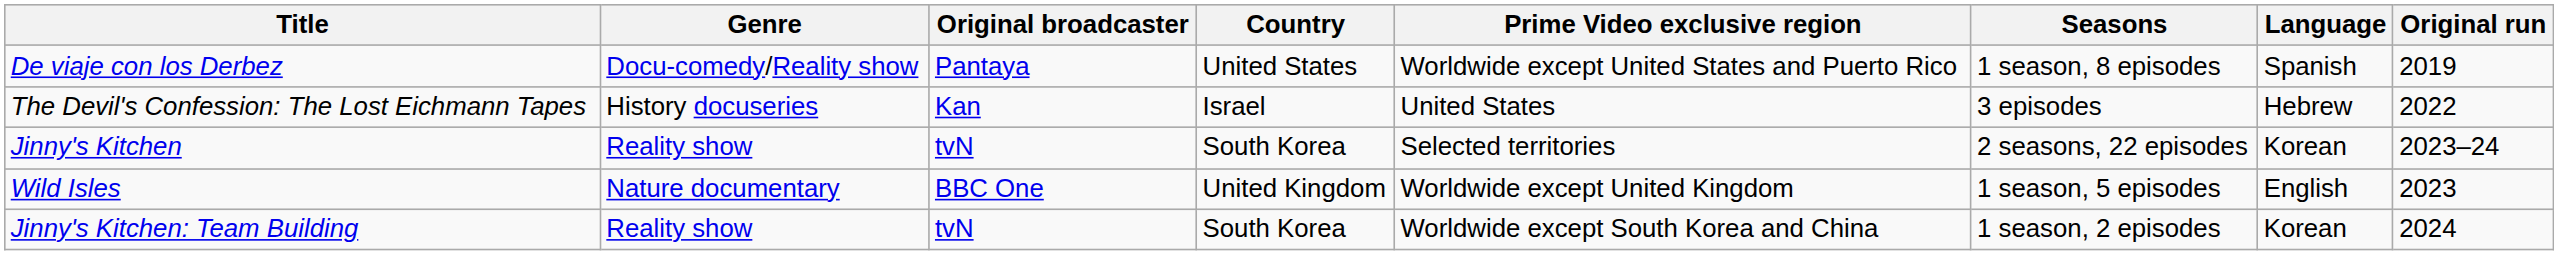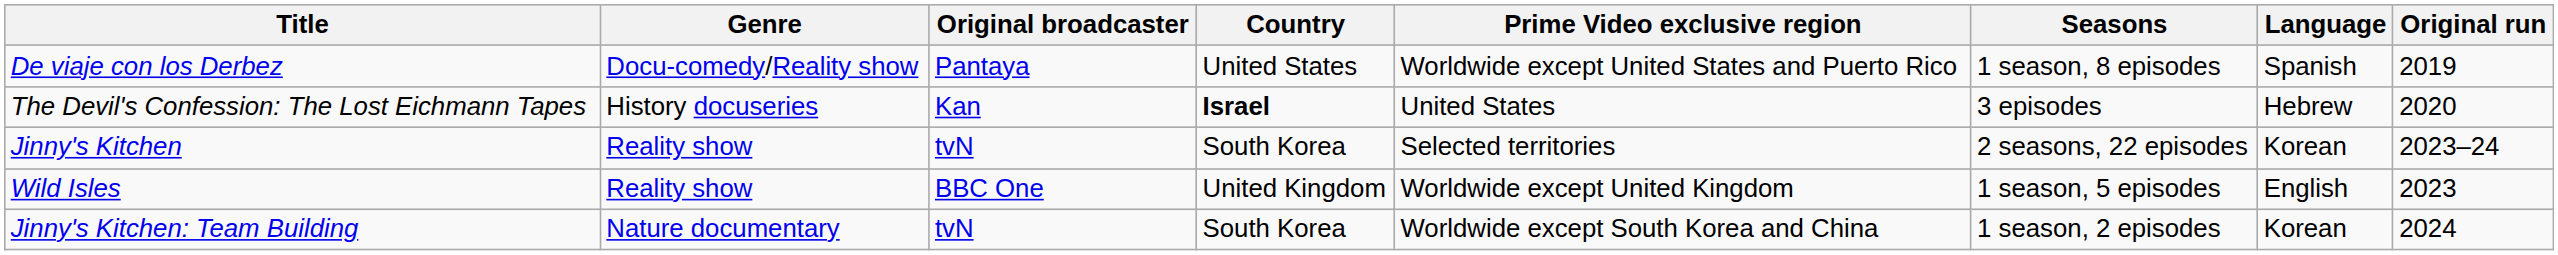(1234, 106) normal -> (1236, 106) bold
(2428, 106) 2022 -> (2428, 106) 2020
(723, 188) Nature documentary -> (679, 188) Reality show
(679, 229) Reality show -> (723, 229) Nature documentary
